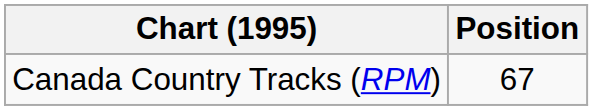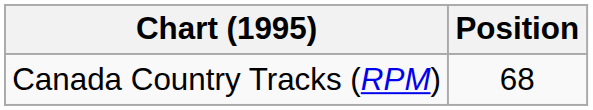(517, 79) 67 -> (517, 79) 68
